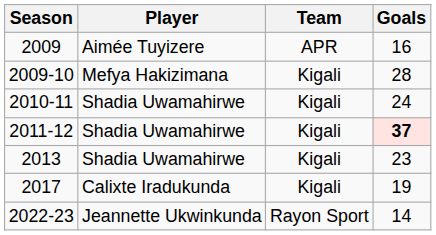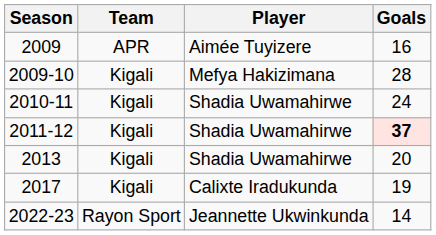columns swapped: (172, 18) <-> (319, 18)
(401, 159) 23 -> (401, 159) 20
